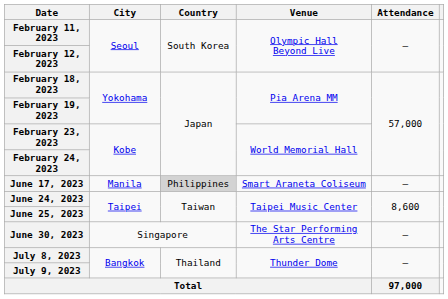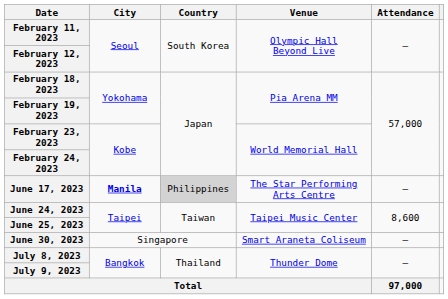(125, 184) normal -> (125, 189) bold
(304, 184) Smart Araneta Coliseum -> (304, 189) The Star Performing Arts Centre
(304, 235) The Star Performing Arts Centre -> (304, 240) Smart Araneta Coliseum
